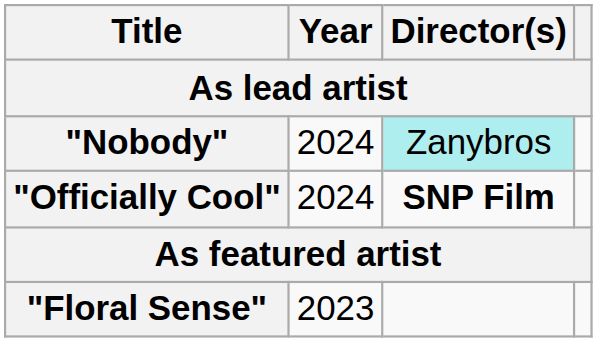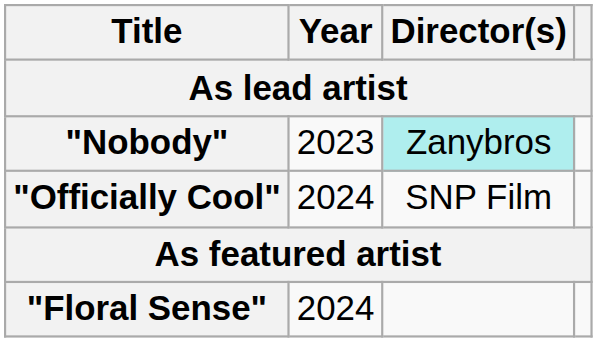(336, 142) 2024 -> (336, 142) 2023
(479, 198) bold -> (479, 198) normal
(336, 308) 2023 -> (336, 308) 2024
